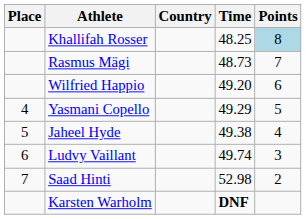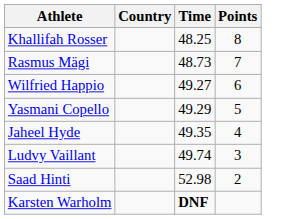- column: (25, 16)
(278, 39) lightblue background -> (238, 39) no background
(235, 86) 49.20 -> (195, 86) 49.27
(235, 132) 49.38 -> (195, 132) 49.35
